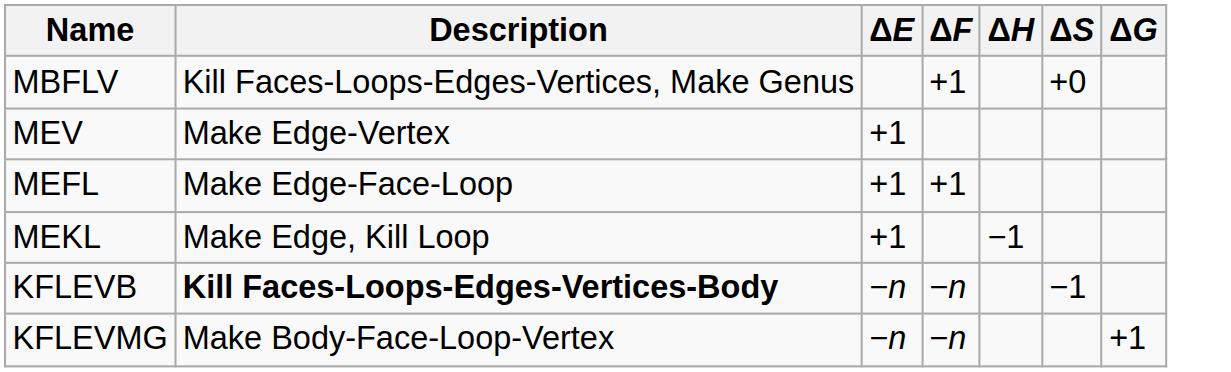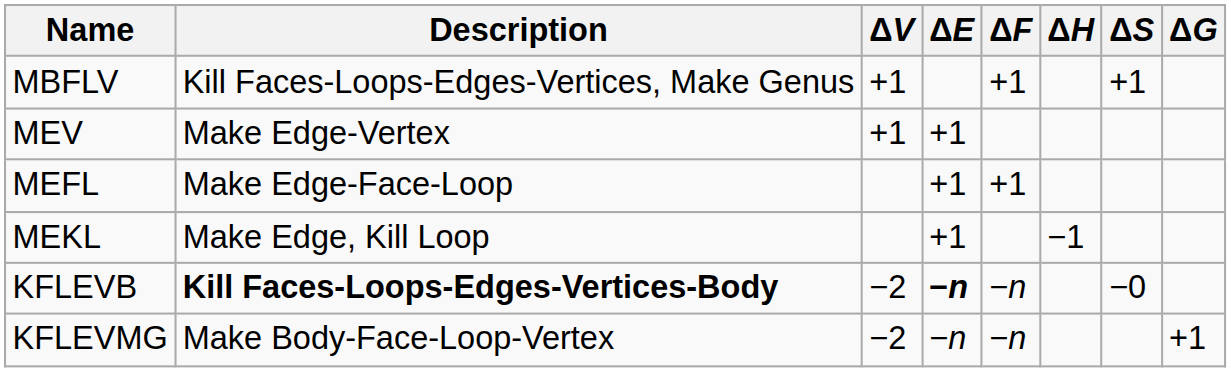+ column: (892, 30)
(1068, 81) +0 -> (1128, 81) +1
(888, 287) normal -> (949, 287) bold
(1068, 287) −1 -> (1128, 287) −0
